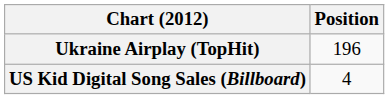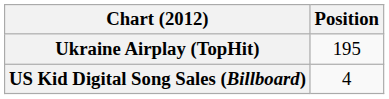(347, 49) 196 -> (347, 49) 195
